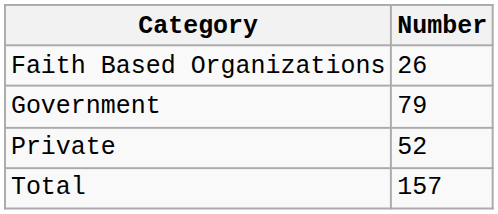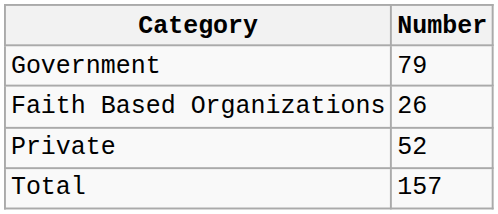rows swapped: (86, 107) <-> (198, 66)
